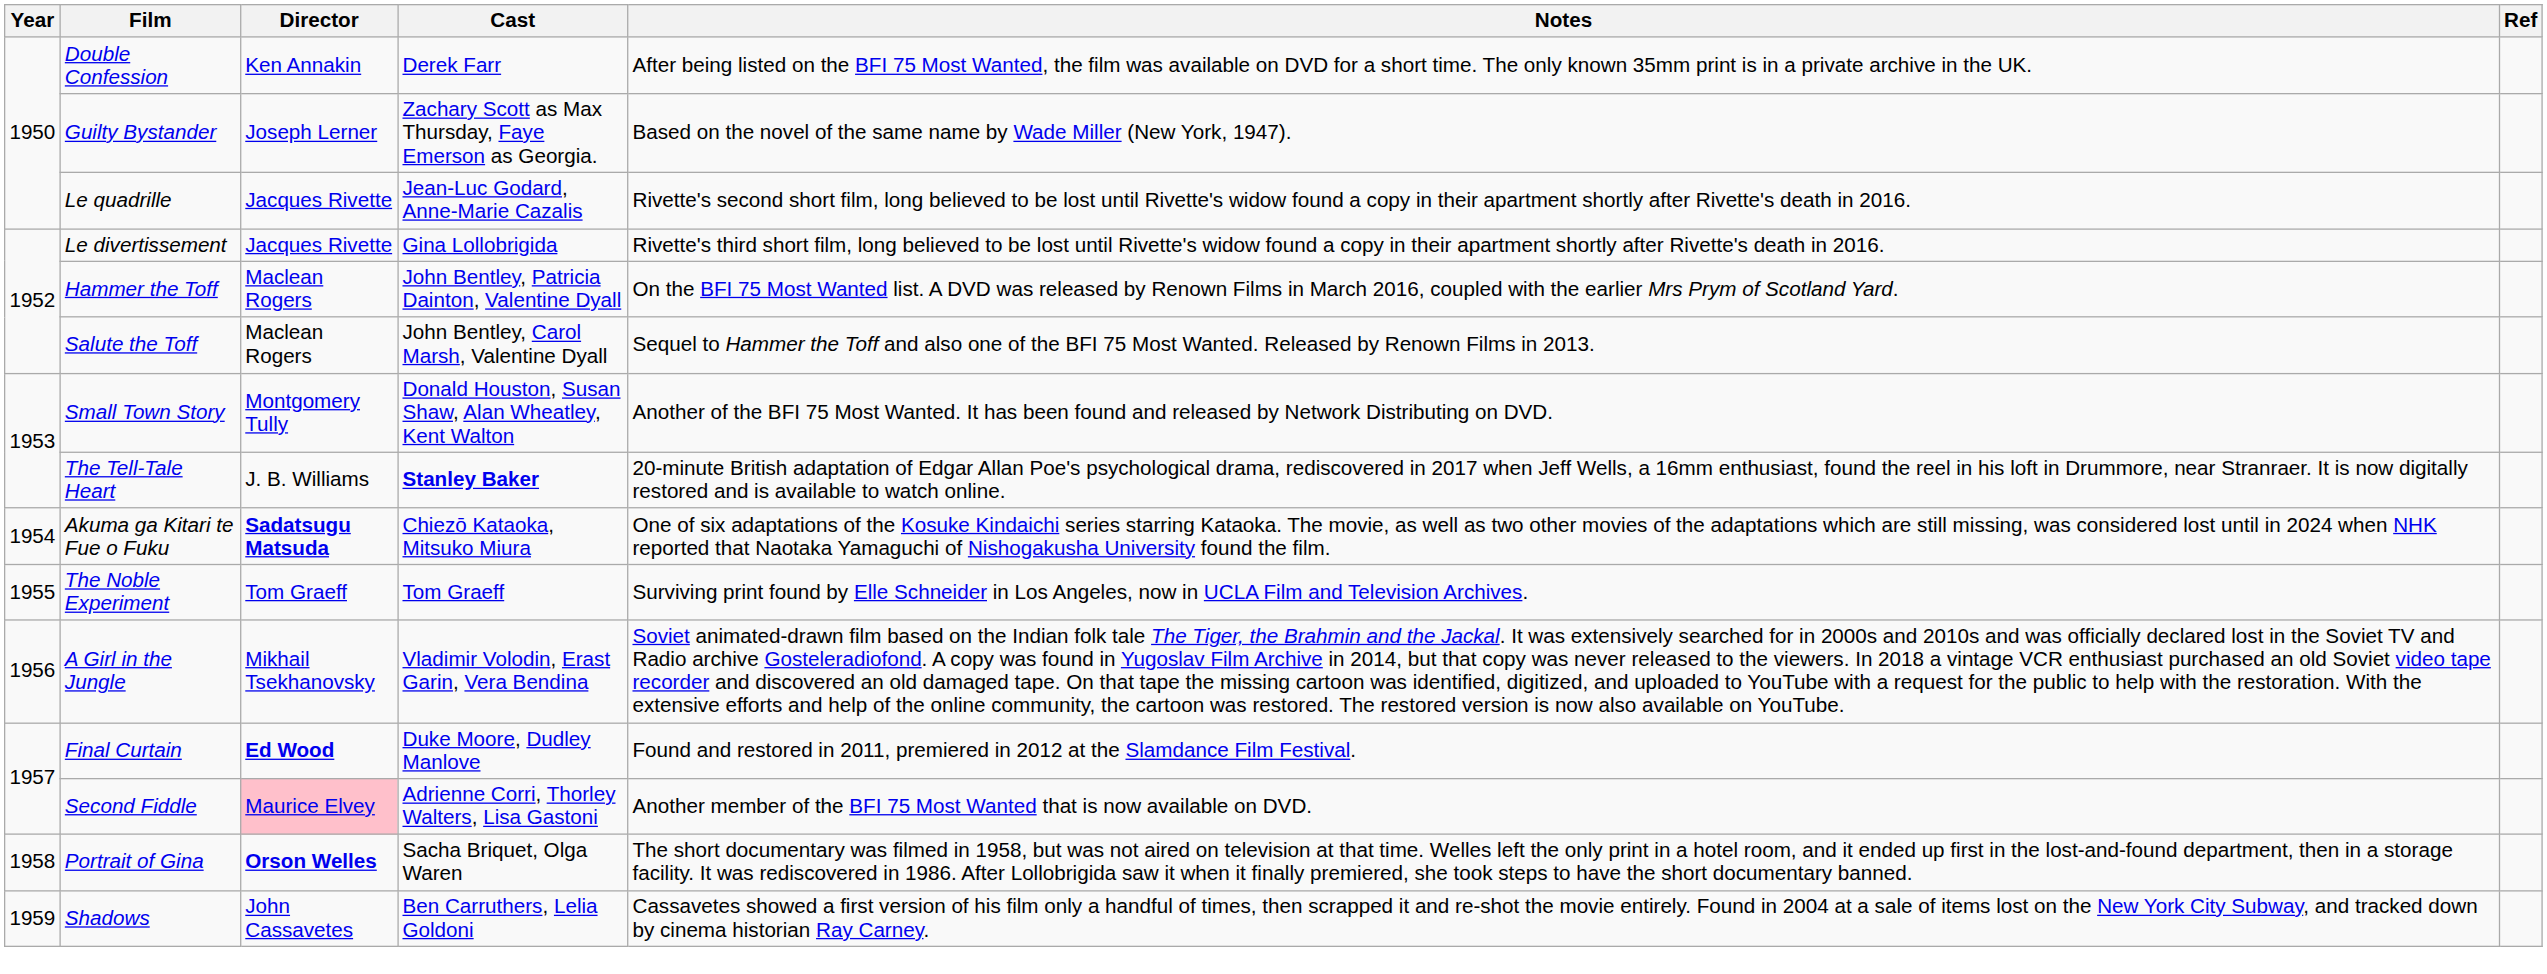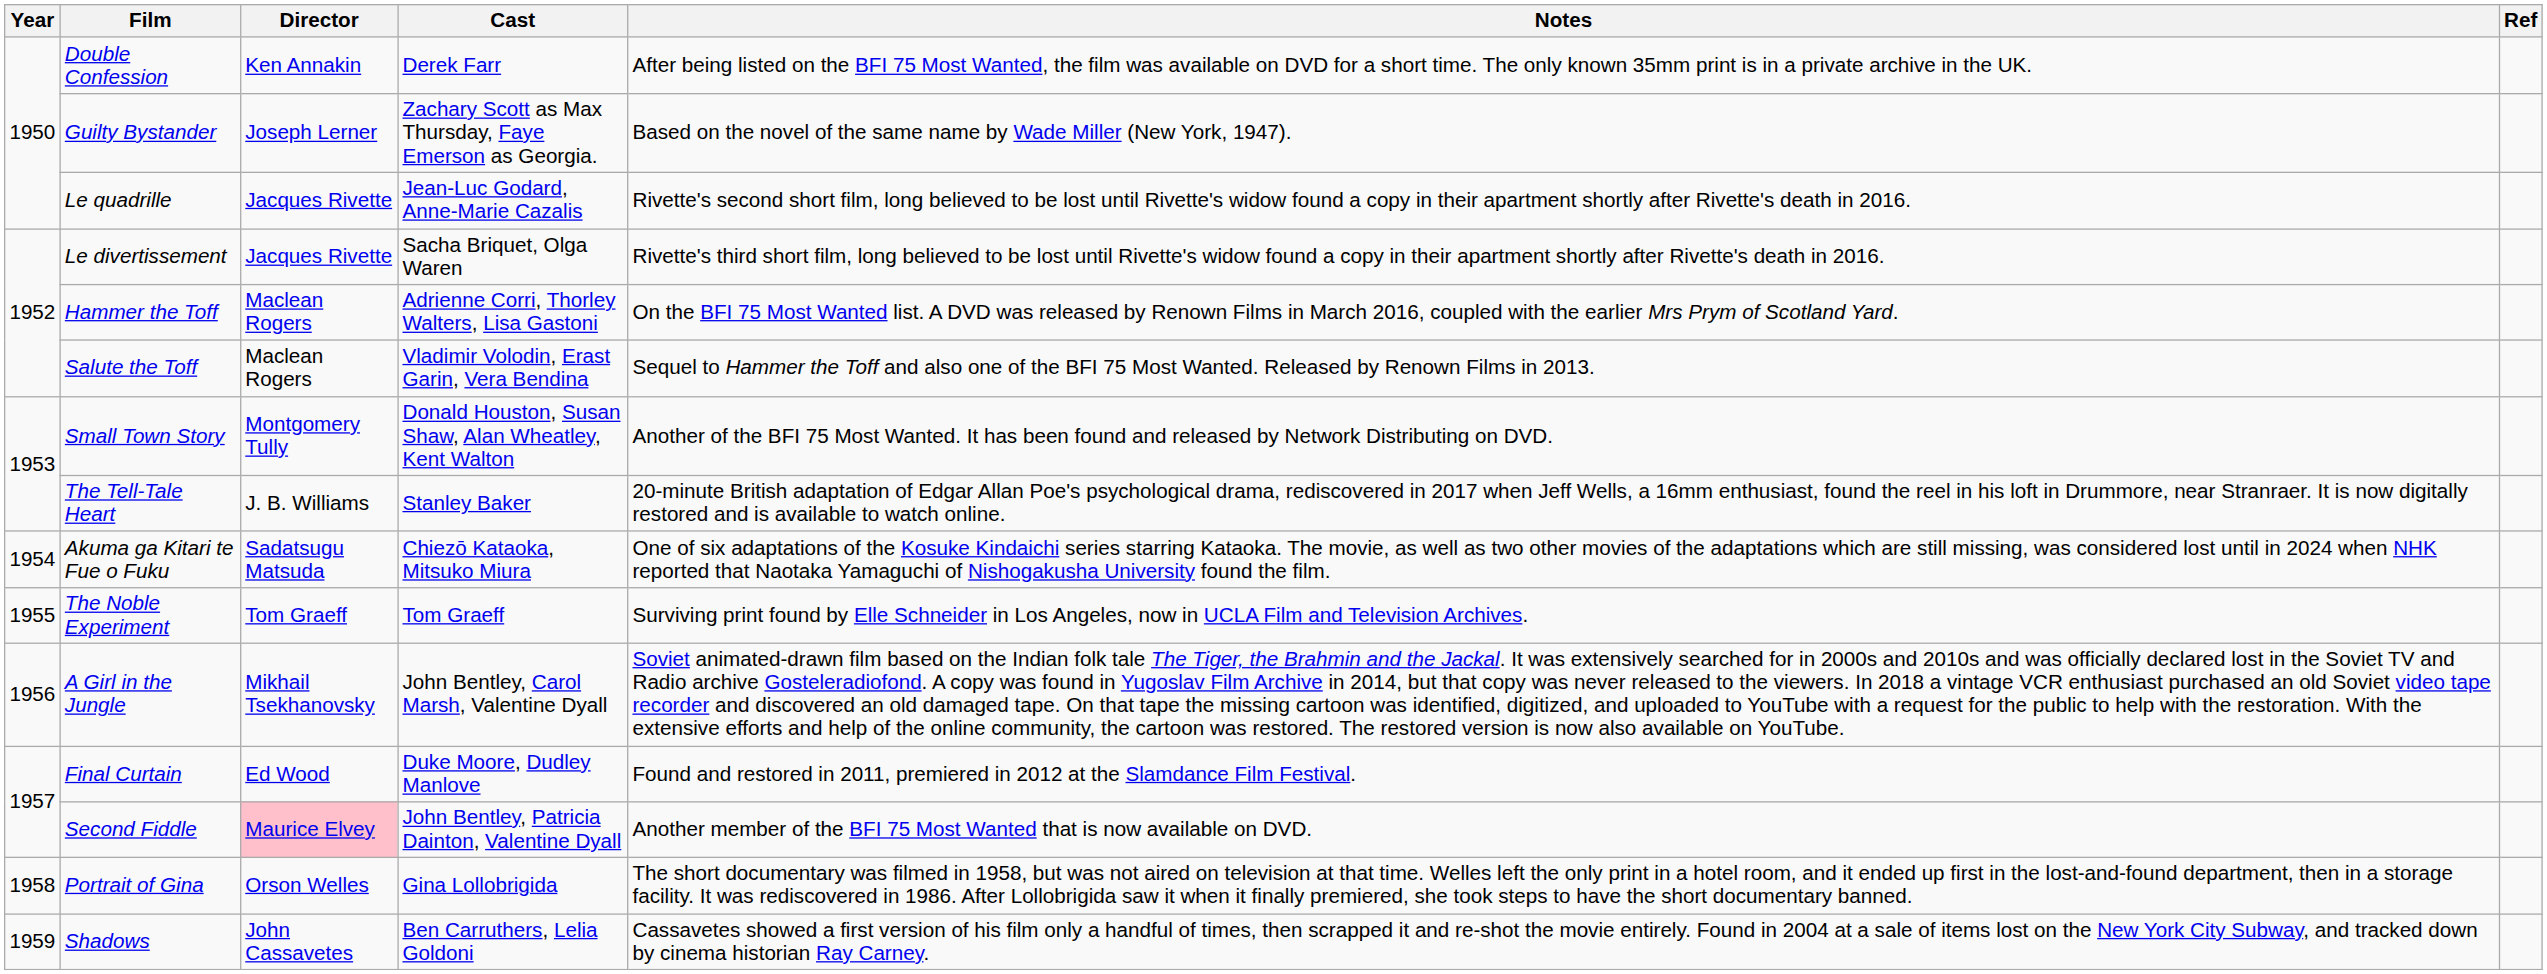(480, 244) Gina Lollobrigida -> (495, 256) Sacha Briquet, Olga Waren
(512, 289) John Bentley, Patricia Dainton, Valentine Dyall -> (509, 312) Adrienne Corri, Thorley Walters, Lisa Gastoni
(505, 344) John Bentley, Carol Marsh, Valentine Dyall -> (506, 368) Vladimir Volodin, Erast Garin, Vera Bendina
(471, 480) bold -> (467, 503) normal
(298, 536) bold -> (295, 559) normal
(506, 671) Vladimir Volodin, Erast Garin, Vera Bendina -> (505, 694) John Bentley, Carol Marsh, Valentine Dyall
(290, 750) bold -> (288, 773) normal
(509, 806) Adrienne Corri, Thorley Walters, Lisa Gastoni -> (512, 829) John Bentley, Patricia Dainton, Valentine Dyall
(311, 862) bold -> (307, 885) normal
(495, 862) Sacha Briquet, Olga Waren -> (480, 885) Gina Lollobrigida
